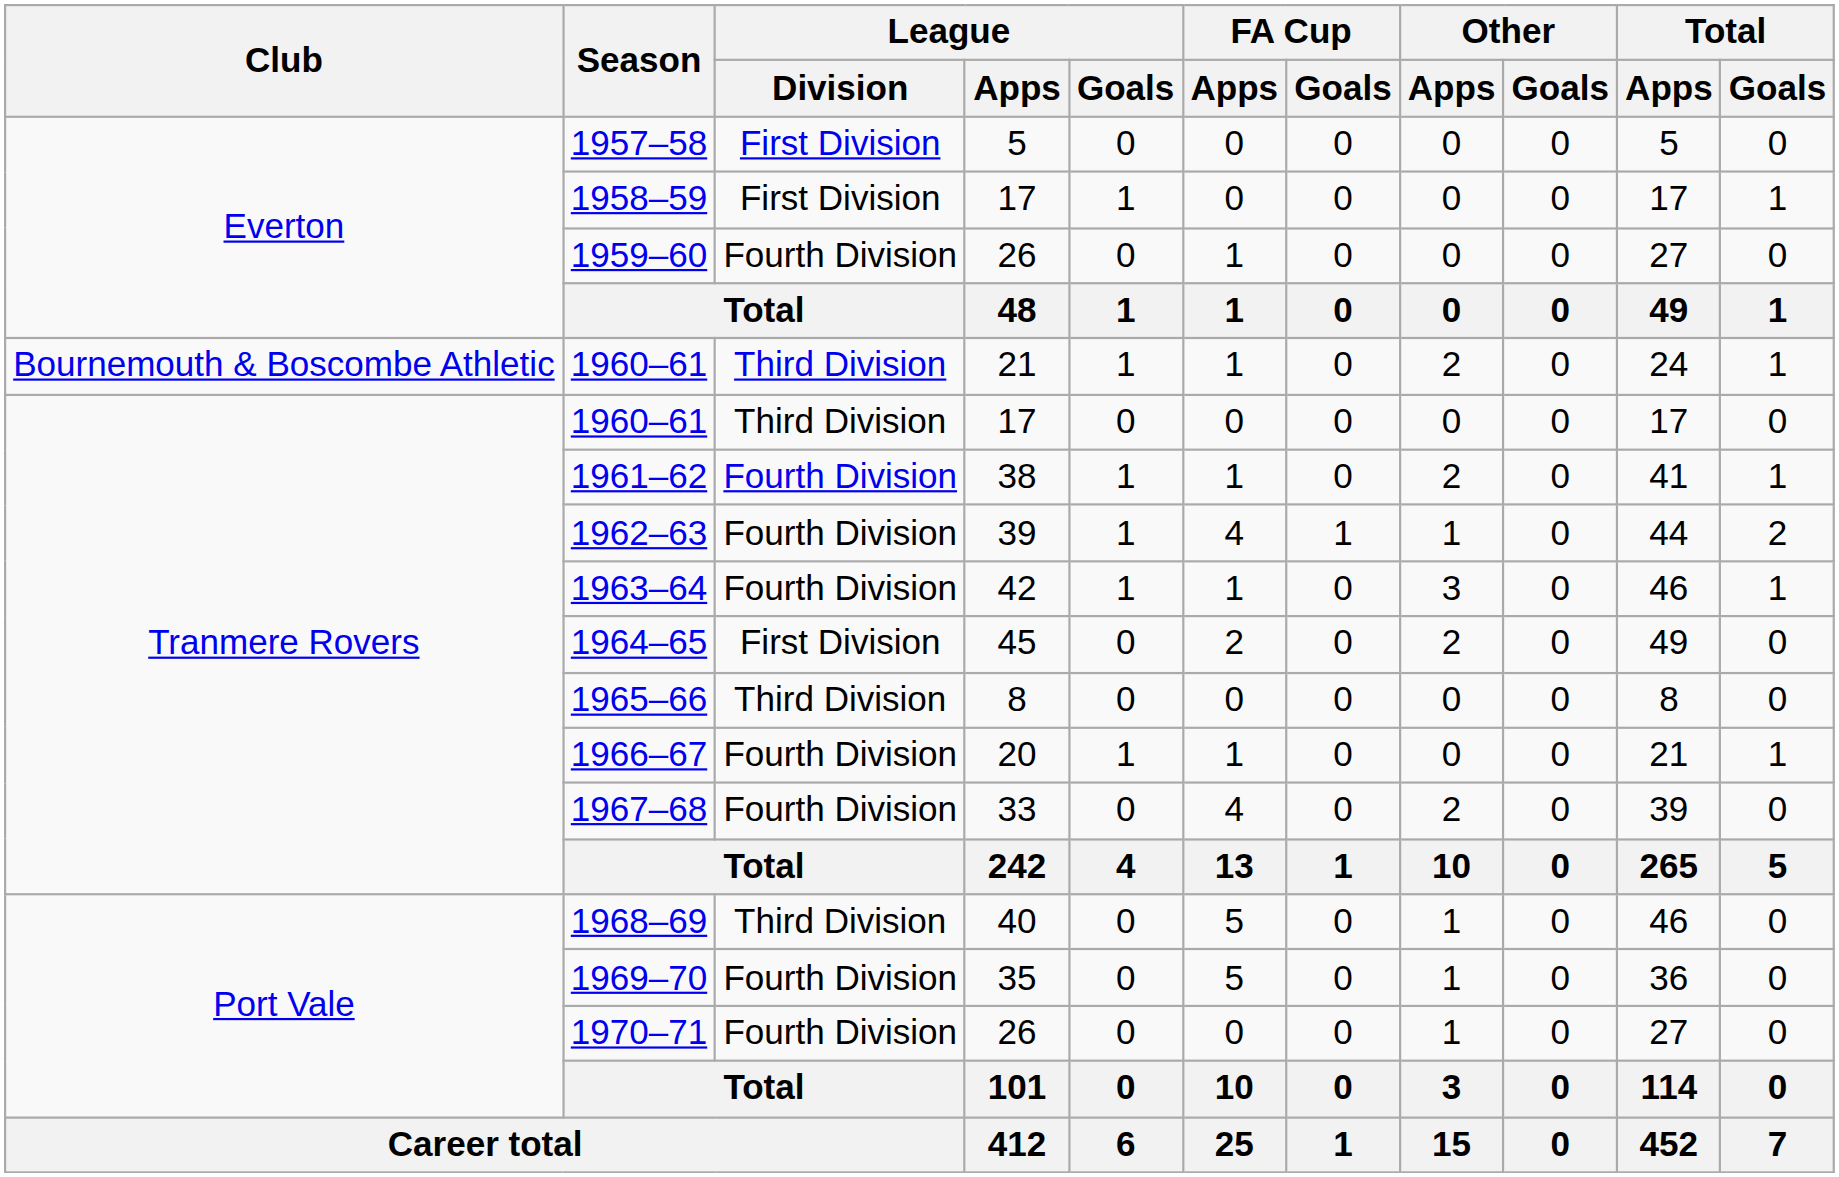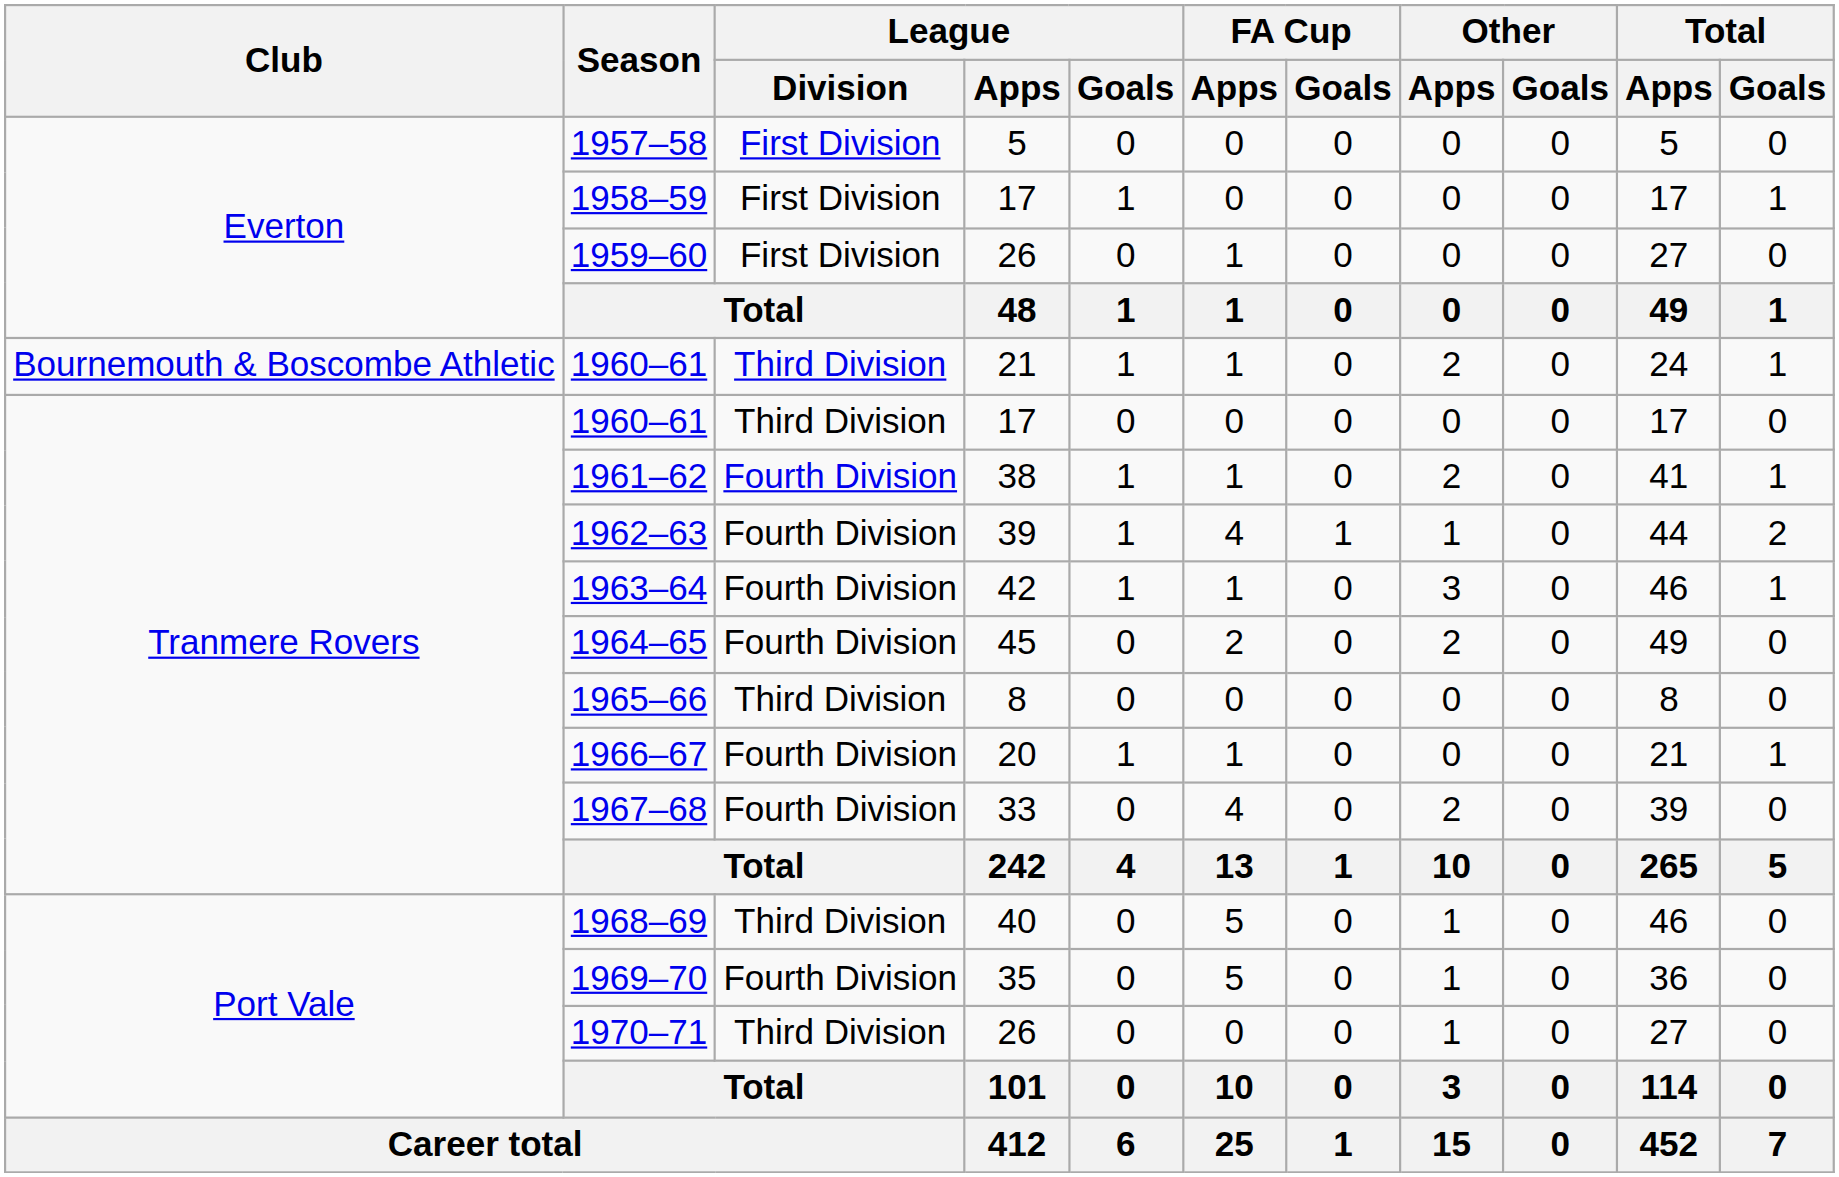(840, 254) Fourth Division -> (840, 254) First Division
(840, 643) First Division -> (840, 643) Fourth Division
(840, 1032) Fourth Division -> (840, 1032) Third Division
